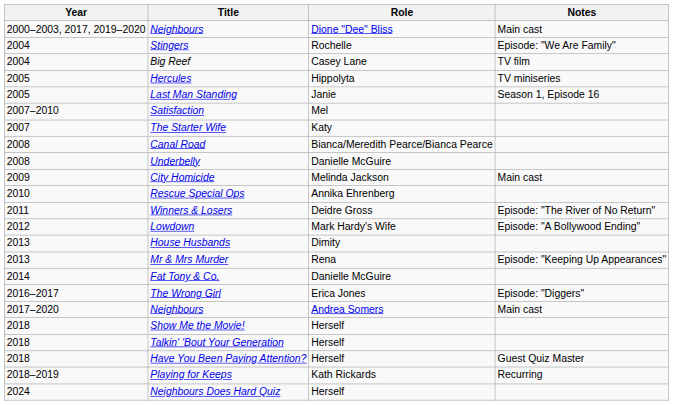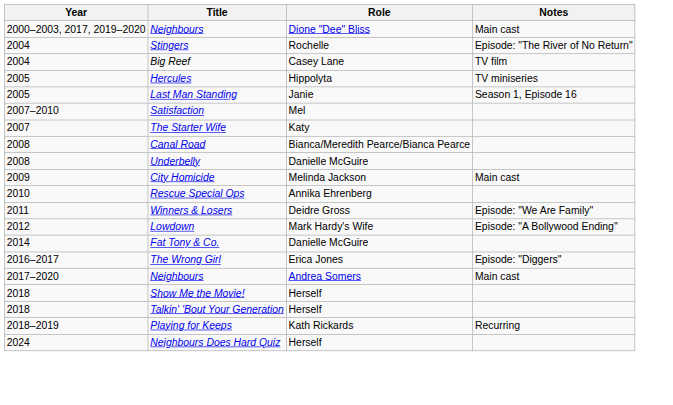(557, 45) Episode: "We Are Family" -> (554, 45) Episode: "The River of No Return"
(576, 210) Episode: "The River of No Return" -> (534, 210) Episode: "We Are Family"
- row: (190, 243)
- row: (189, 260)
- row: (228, 359)
